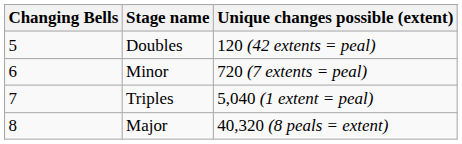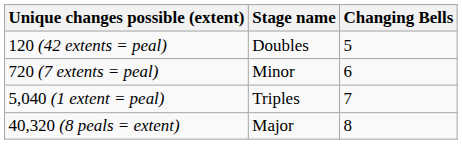columns swapped: (63, 17) <-> (335, 17)
